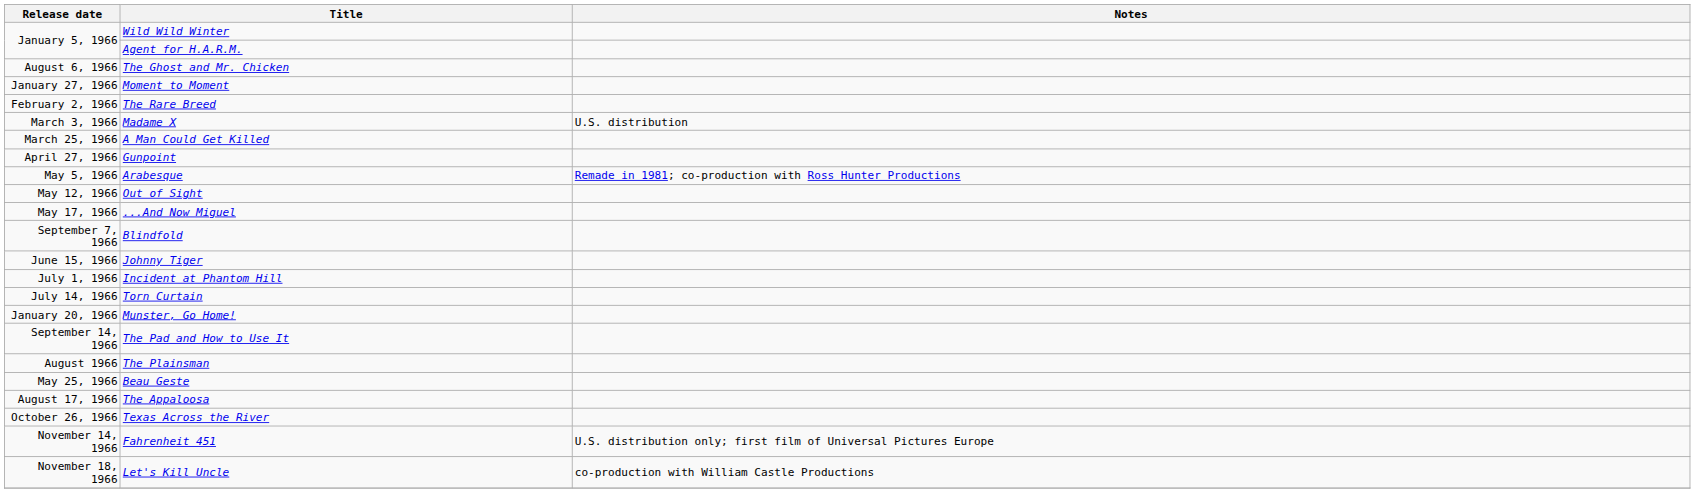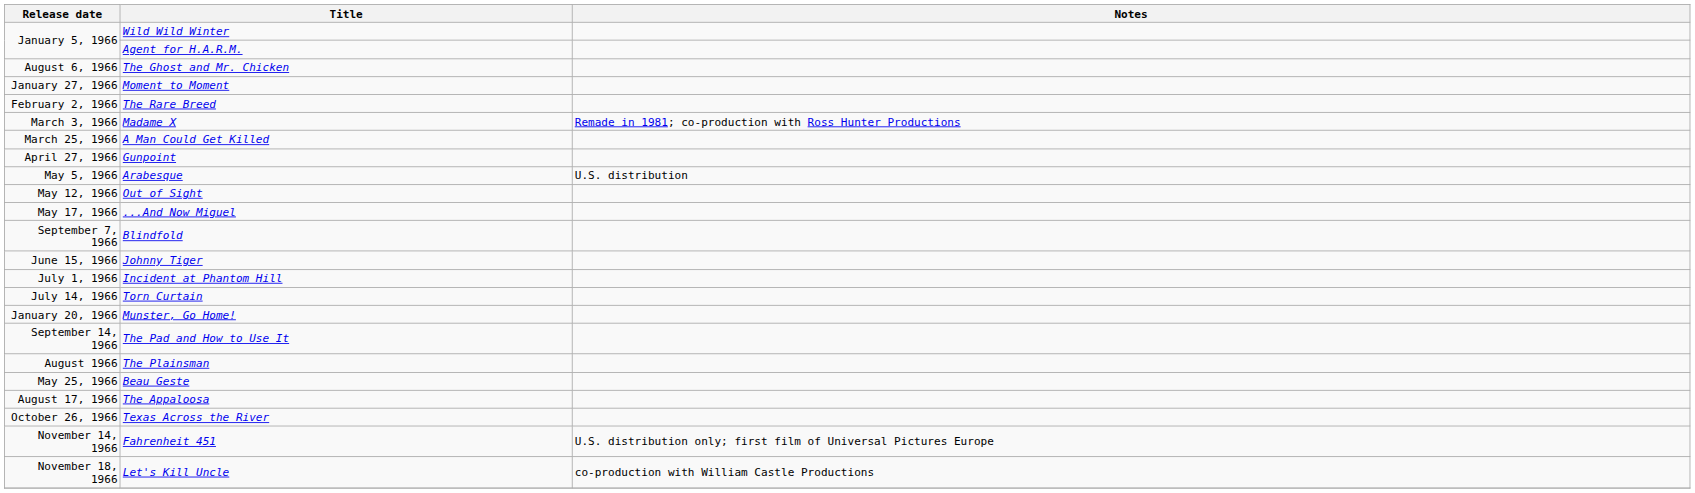(631, 121) U.S. distribution -> (768, 121) Remade in 1981; co-production with Ross Hunter Productions
(768, 176) Remade in 1981; co-production with Ross Hunter Productions -> (631, 176) U.S. distribution
